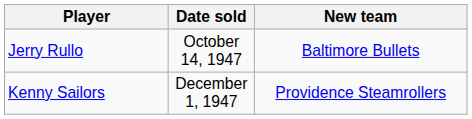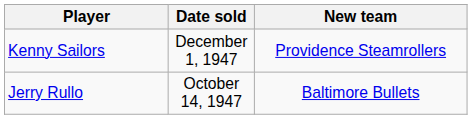rows swapped: (46, 50) <-> (56, 93)
